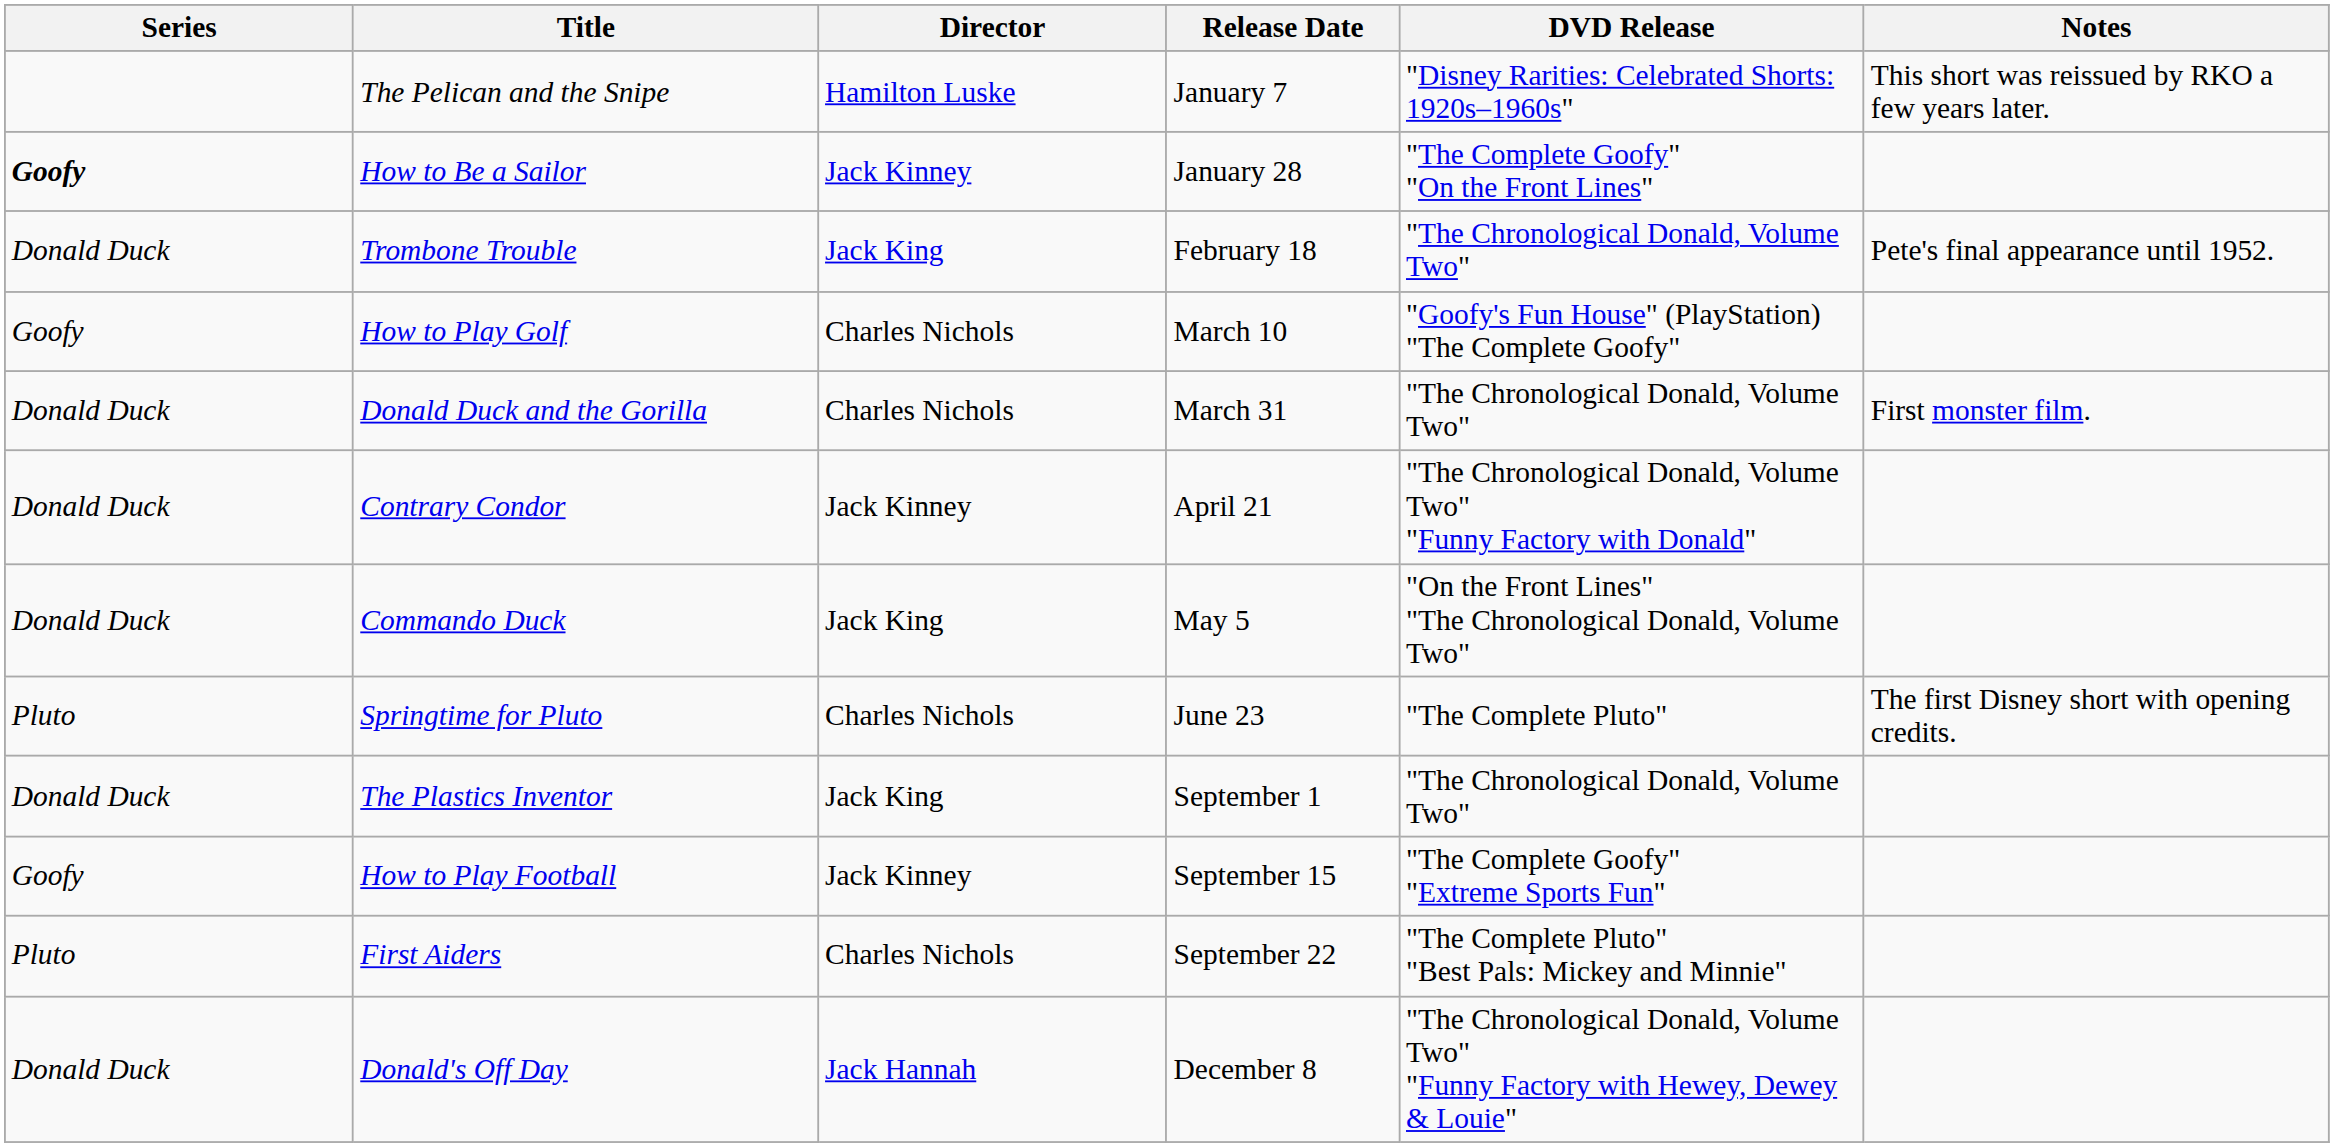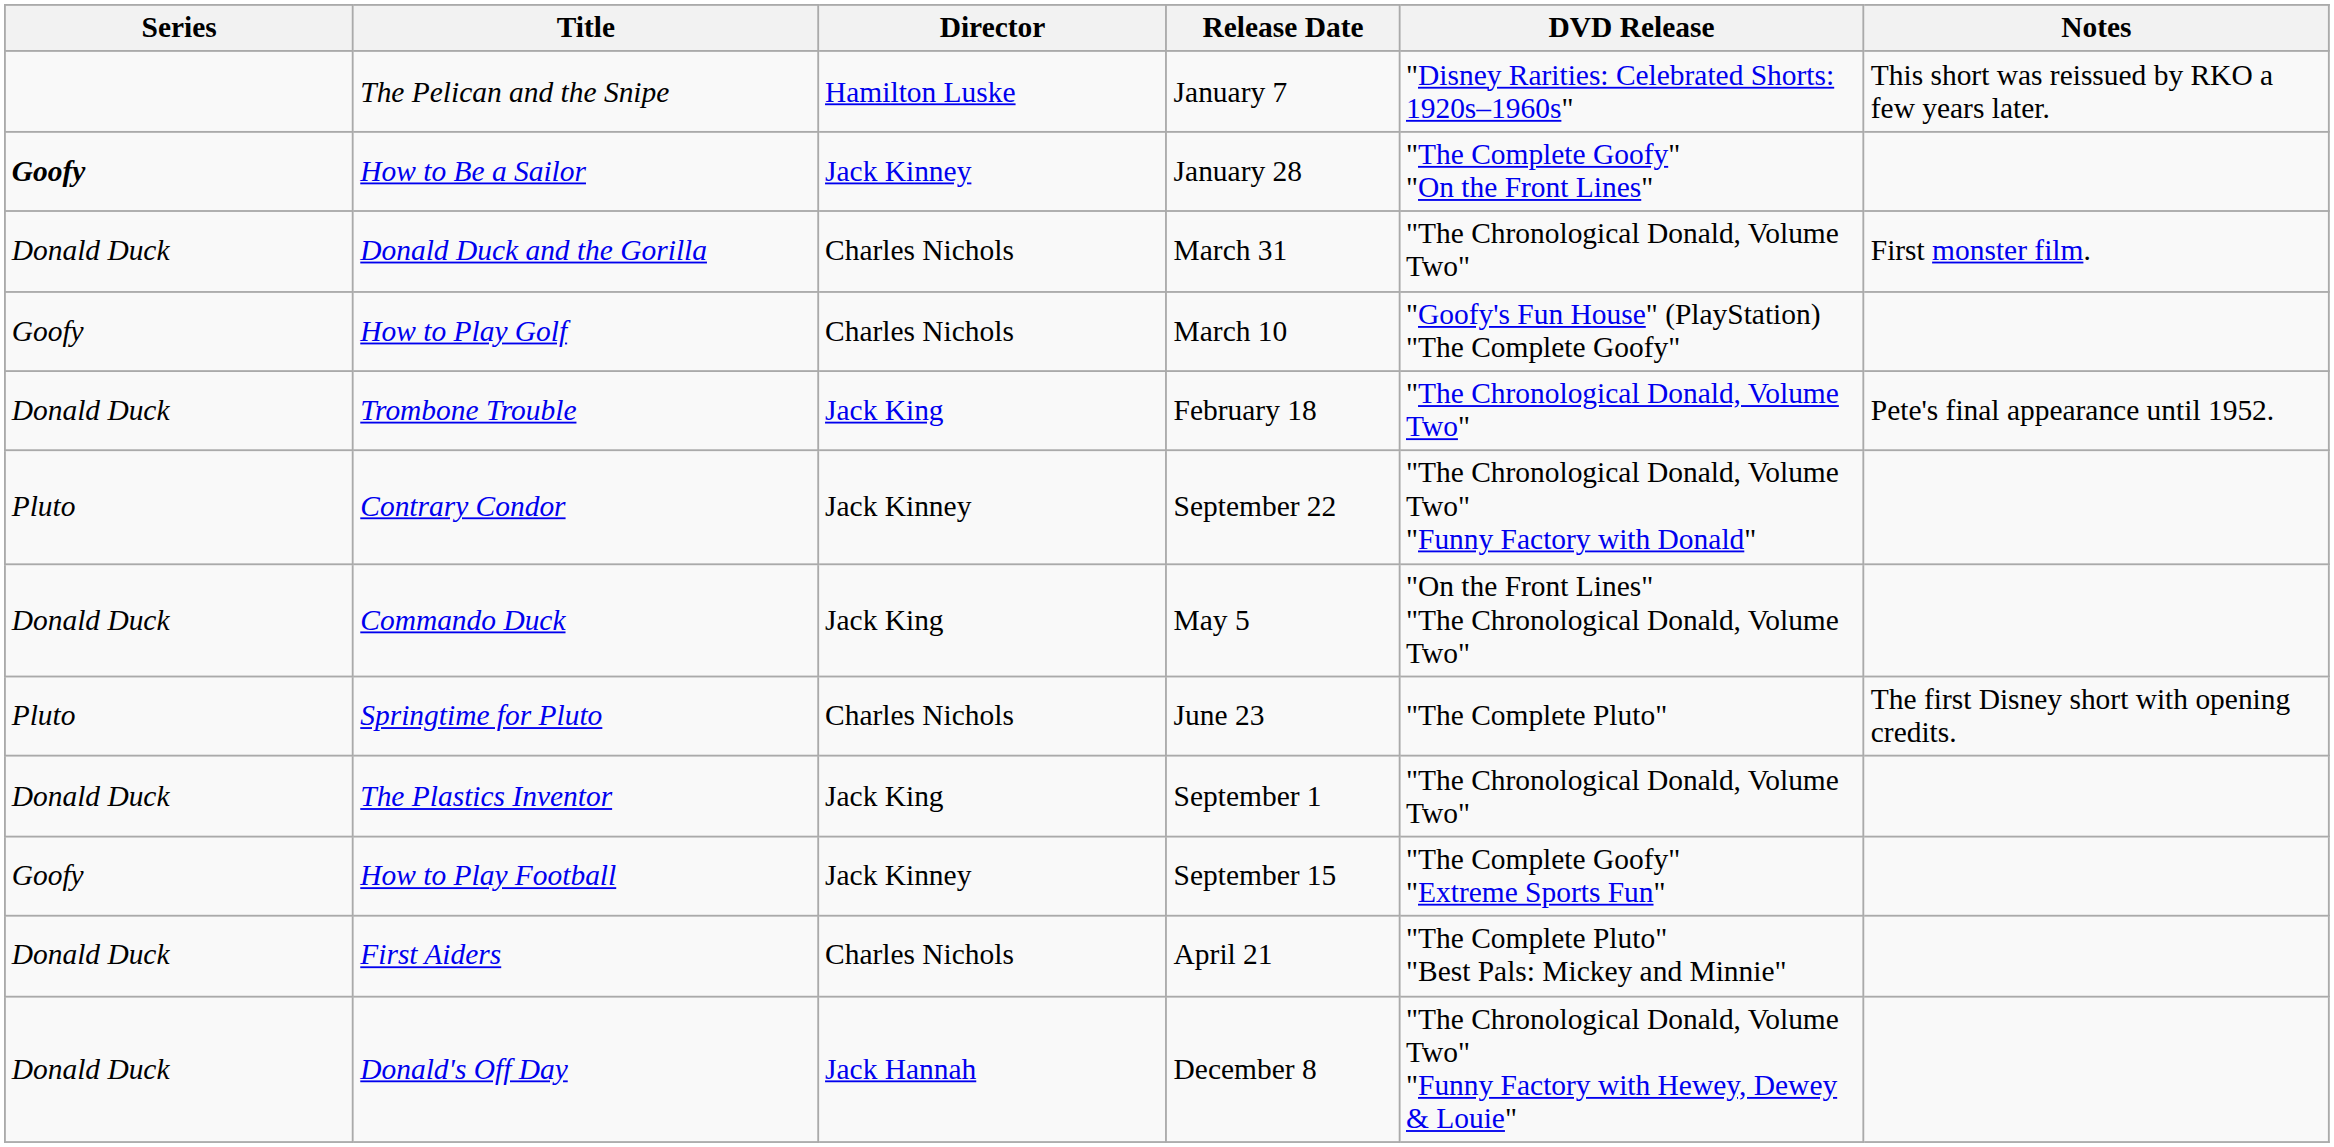rows swapped: (468, 250) <-> (534, 410)
(91, 506) Donald Duck -> (44, 506) Pluto
(1223, 506) April 21 -> (1255, 506) September 22
(44, 955) Pluto -> (91, 955) Donald Duck
(1255, 955) September 22 -> (1223, 955) April 21
